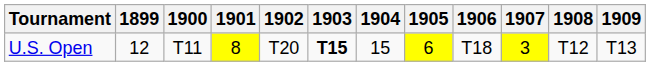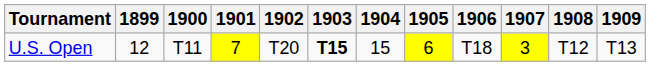(236, 47) 8 -> (236, 47) 7
